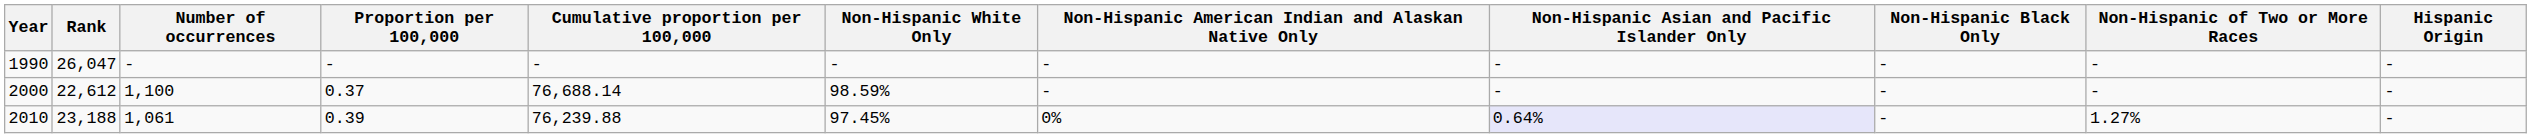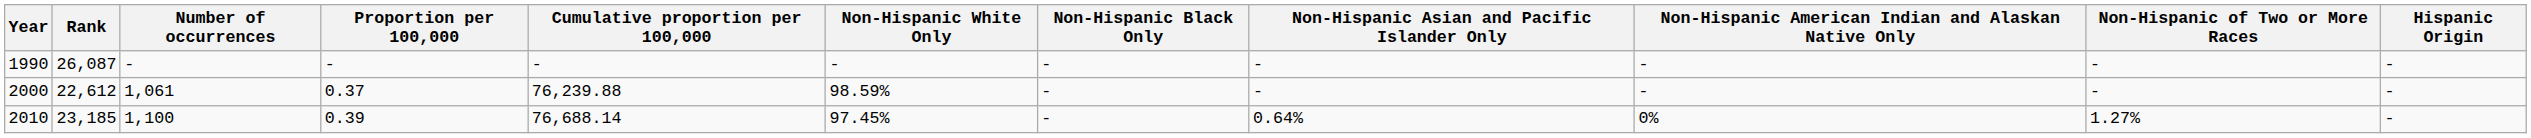columns swapped: (1980, 28) <-> (1263, 28)
(86, 65) 26,047 -> (86, 65) 26,087
(149, 92) 1,100 -> (149, 92) 1,061
(577, 92) 76,688.14 -> (577, 92) 76,239.88
(86, 119) 23,188 -> (86, 119) 23,185
(149, 119) 1,061 -> (149, 119) 1,100
(577, 119) 76,239.88 -> (577, 119) 76,688.14
(1518, 119) lavender background -> (1278, 119) no background
